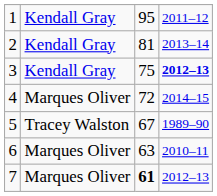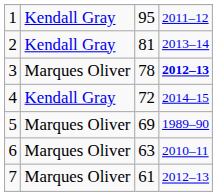(70, 71) Kendall Gray -> (77, 71) Marques Oliver
(147, 71) 75 -> (147, 71) 78
(77, 97) Marques Oliver -> (70, 97) Kendall Gray
(77, 124) Tracey Walston -> (77, 124) Marques Oliver
(147, 124) 67 -> (147, 124) 69
(147, 177) bold -> (147, 177) normal
